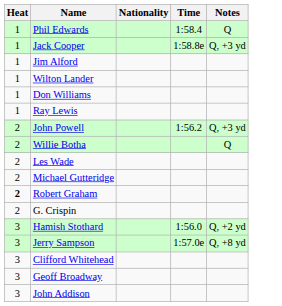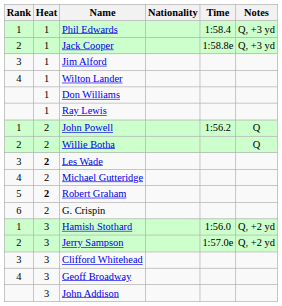+ column: (19, 12)
(227, 29) Q -> (256, 29) Q, +3 yd
(227, 128) Q, +3 yd -> (256, 128) Q
(17, 161) normal -> (46, 161) bold
(227, 243) Q, +8 yd -> (256, 243) Q, +2 yd
